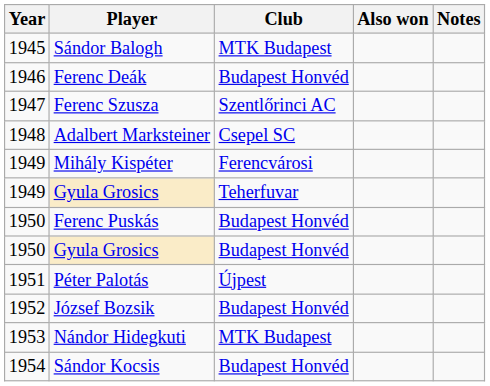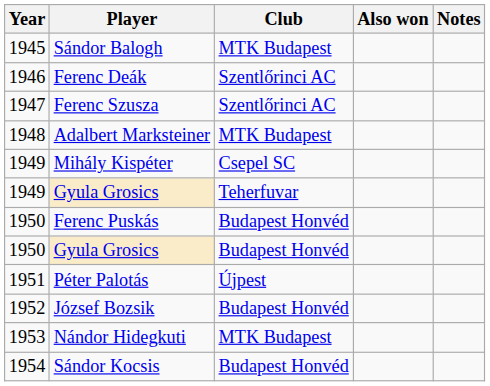(284, 76) Budapest Honvéd -> (277, 76) Szentlőrinci AC
(257, 134) Csepel SC -> (275, 134) MTK Budapest
(266, 163) Ferencvárosi -> (257, 163) Csepel SC
